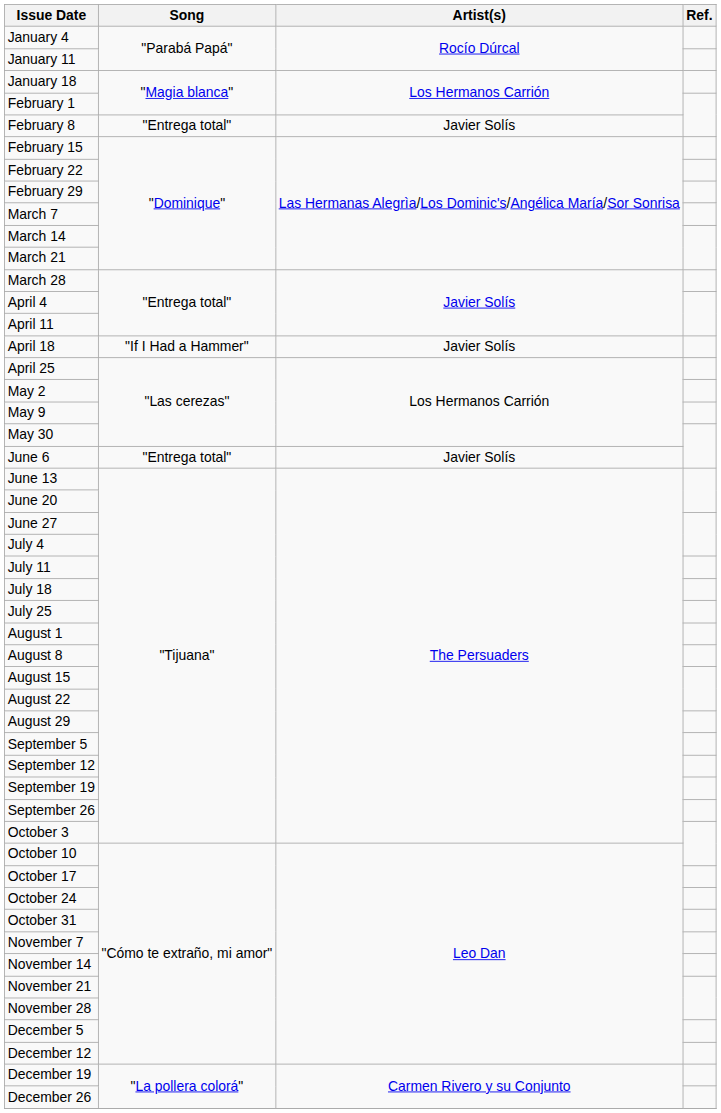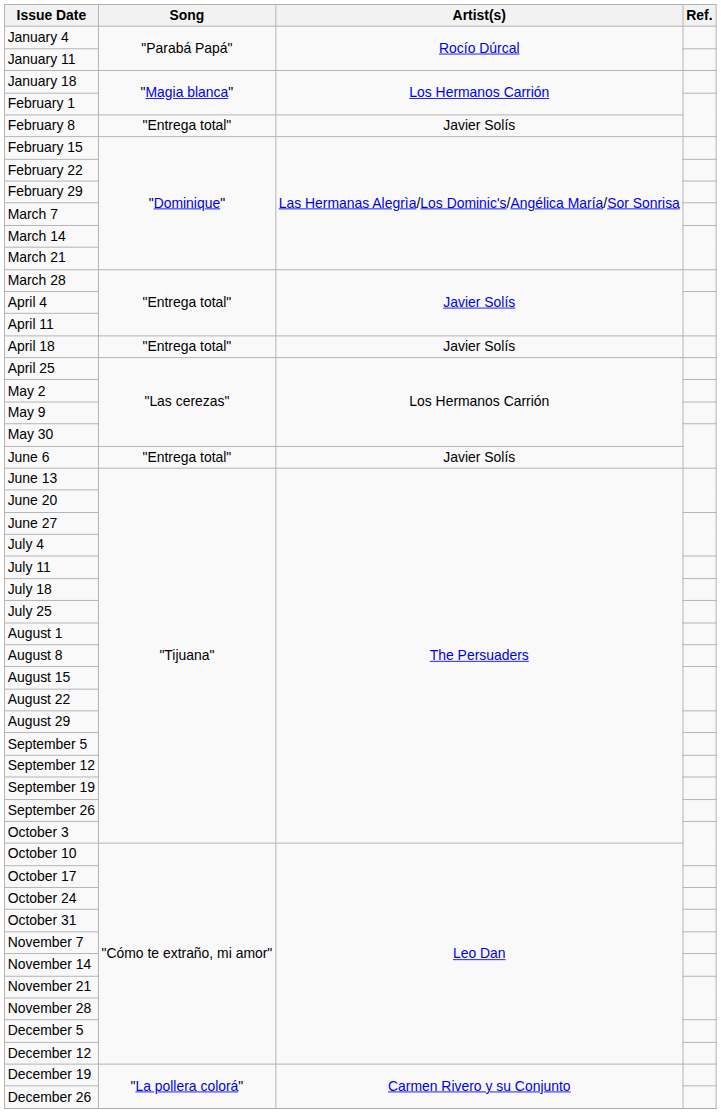(187, 346) "If I Had a Hammer" -> (187, 346) "Entrega total"
